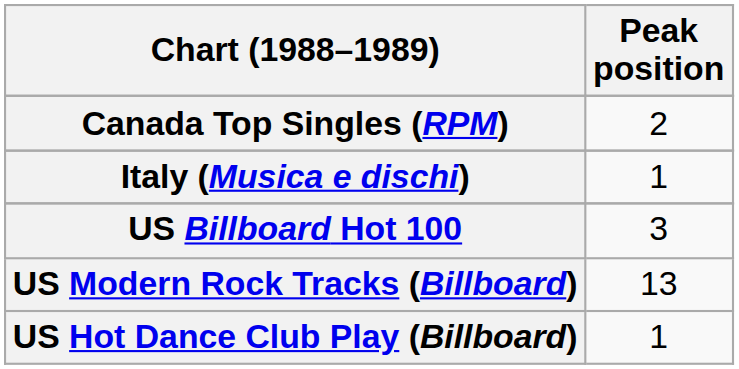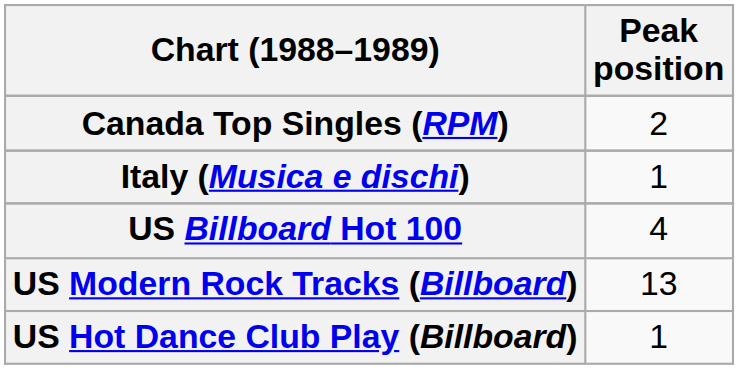(659, 229) 3 -> (659, 229) 4
